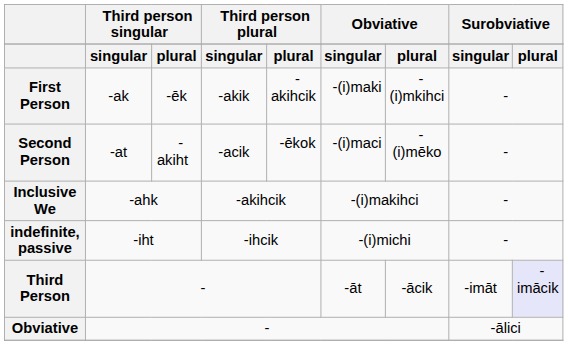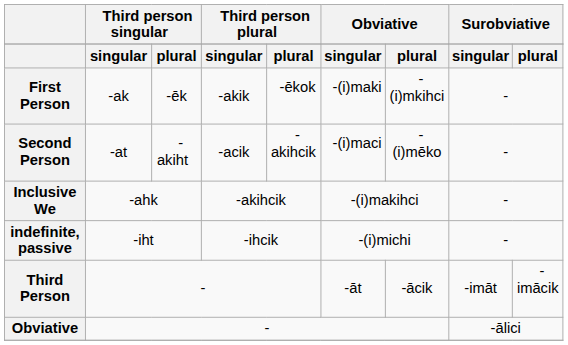(293, 95) -akihcik -> (293, 95) -ēkok
(293, 152) -ēkok -> (293, 152) -akihcik
(538, 288) lavender background -> (538, 288) no background
